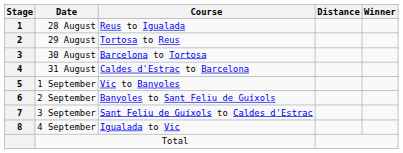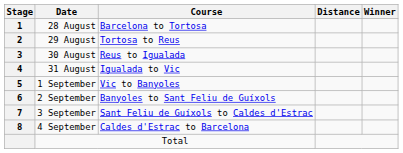(143, 26) Reus to Igualada -> (153, 26) Barcelona to Tortosa
(153, 55) Barcelona to Tortosa -> (143, 55) Reus to Igualada
(175, 69) Caldes d'Estrac to Barcelona -> (140, 69) Igualada to Vic
(140, 127) Igualada to Vic -> (175, 127) Caldes d'Estrac to Barcelona
